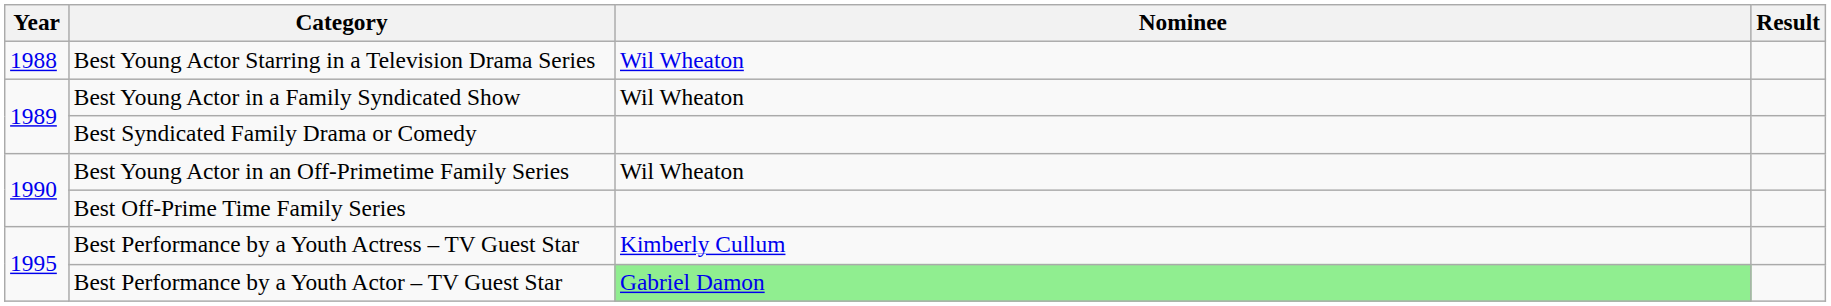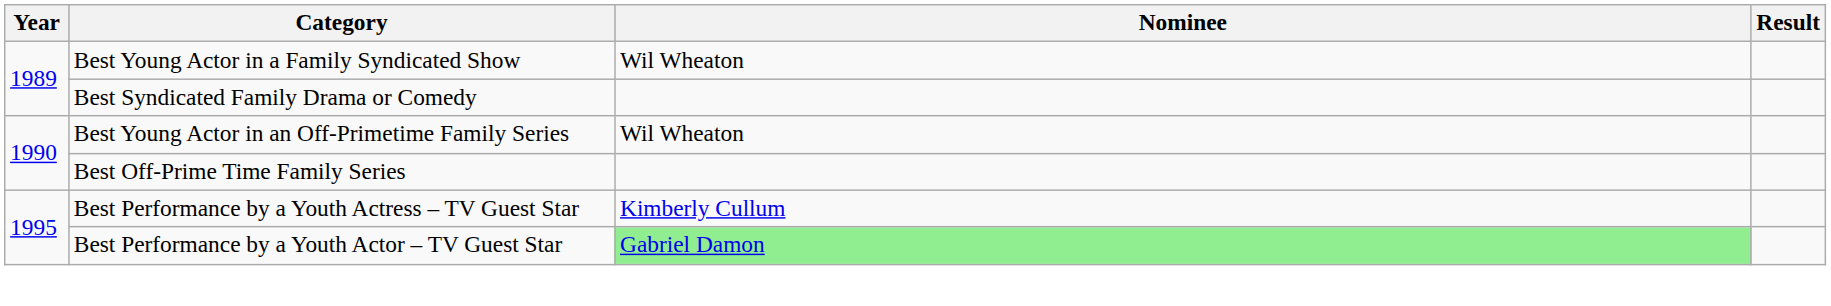- row: (335, 60)
